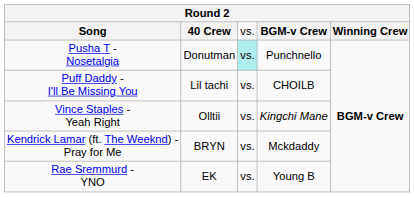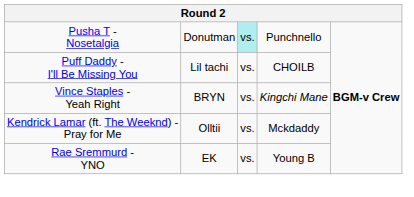- row: (93, 31)
(209, 115) Olltii -> (209, 98) BRYN
(209, 146) BRYN -> (209, 128) Olltii
